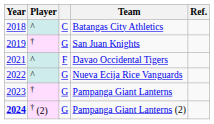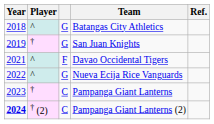(65, 27) C -> (65, 27) G
(65, 92) G -> (65, 92) C
(65, 109) G -> (65, 109) C
